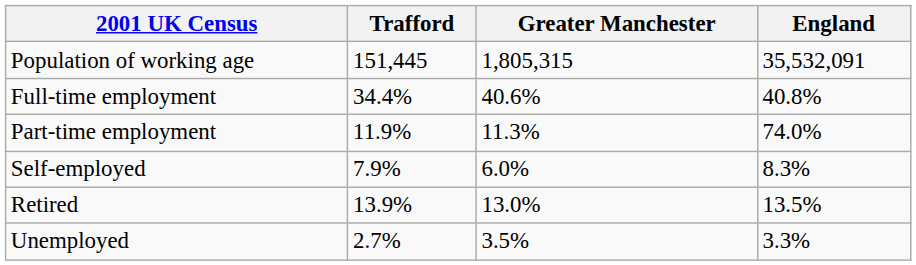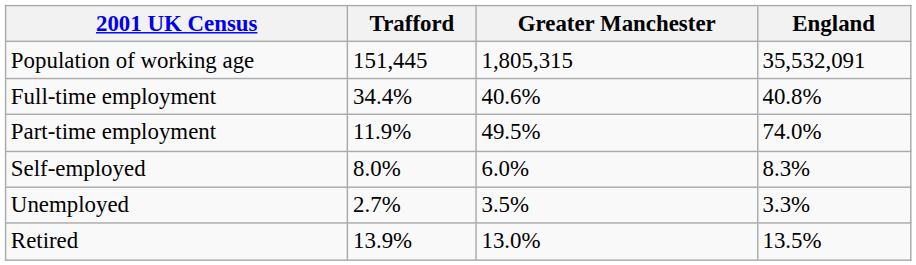(511, 132) 11.3% -> (511, 132) 49.5%
(377, 168) 7.9% -> (377, 168) 8.0%
rows swapped: (70, 241) <-> (45, 204)
